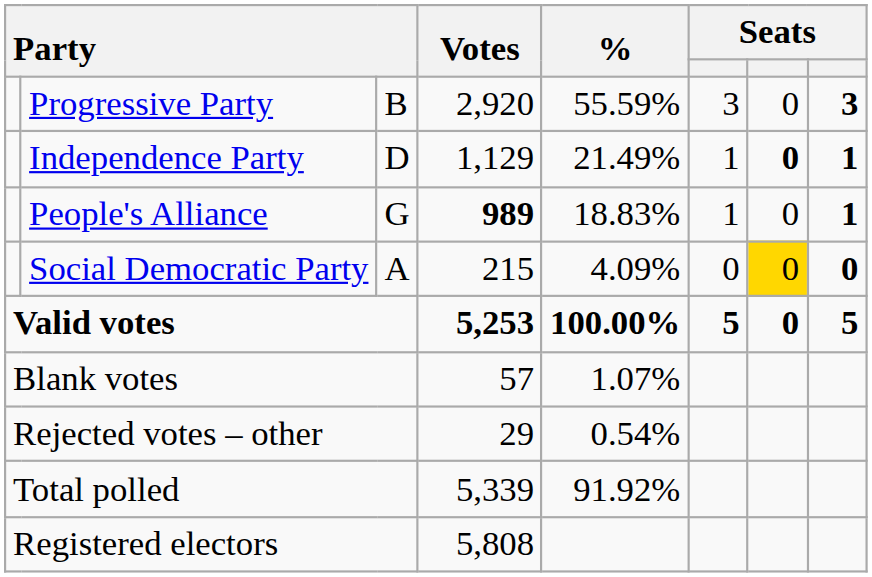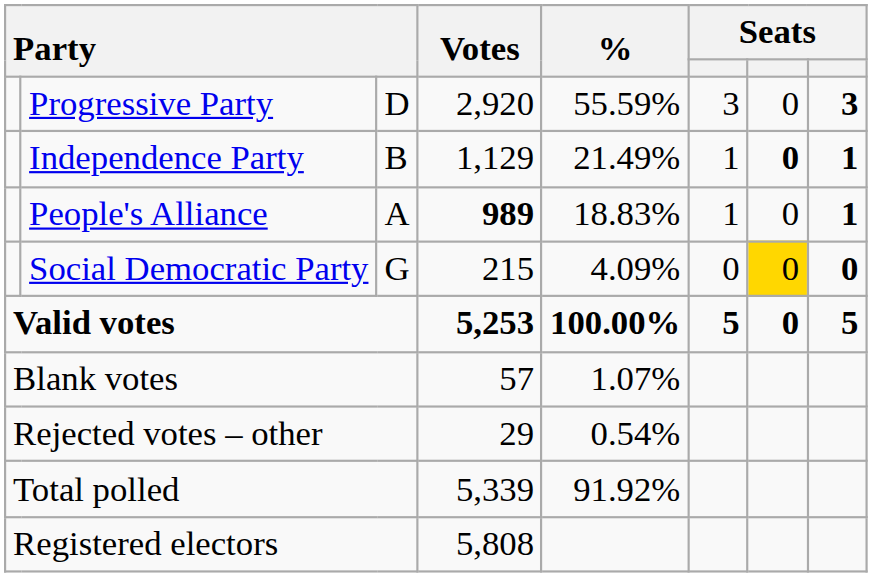(396, 103) B -> (397, 103) D
(397, 158) D -> (396, 158) B
(397, 213) G -> (397, 213) A
(397, 268) A -> (397, 268) G
